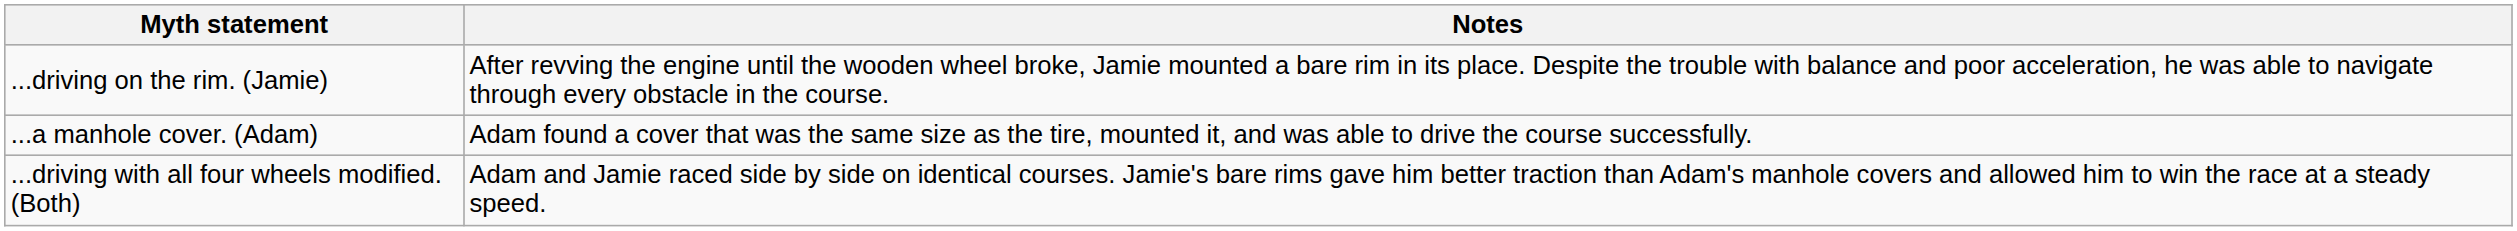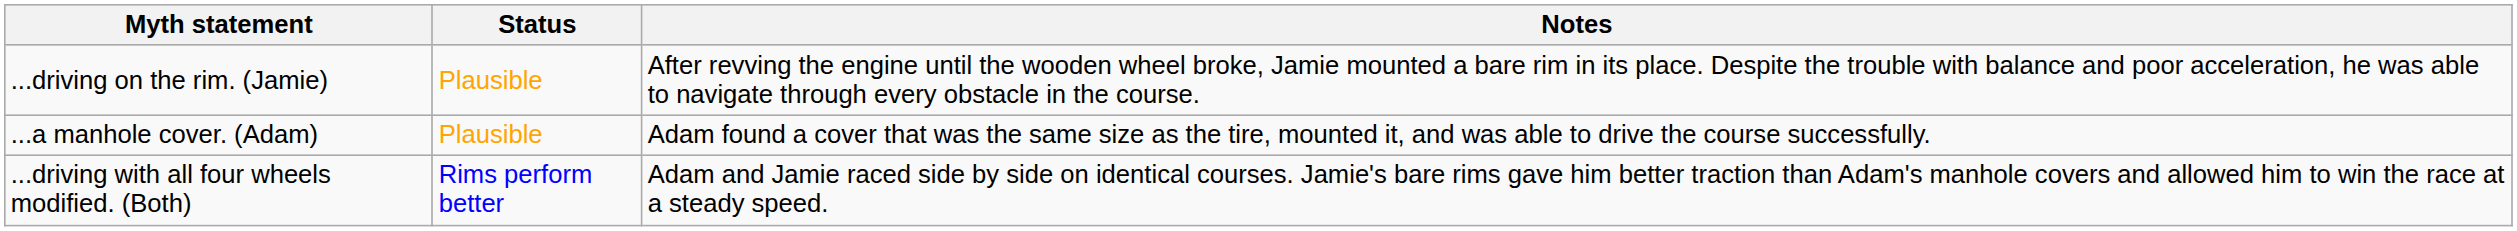+ column: (537, 24)
